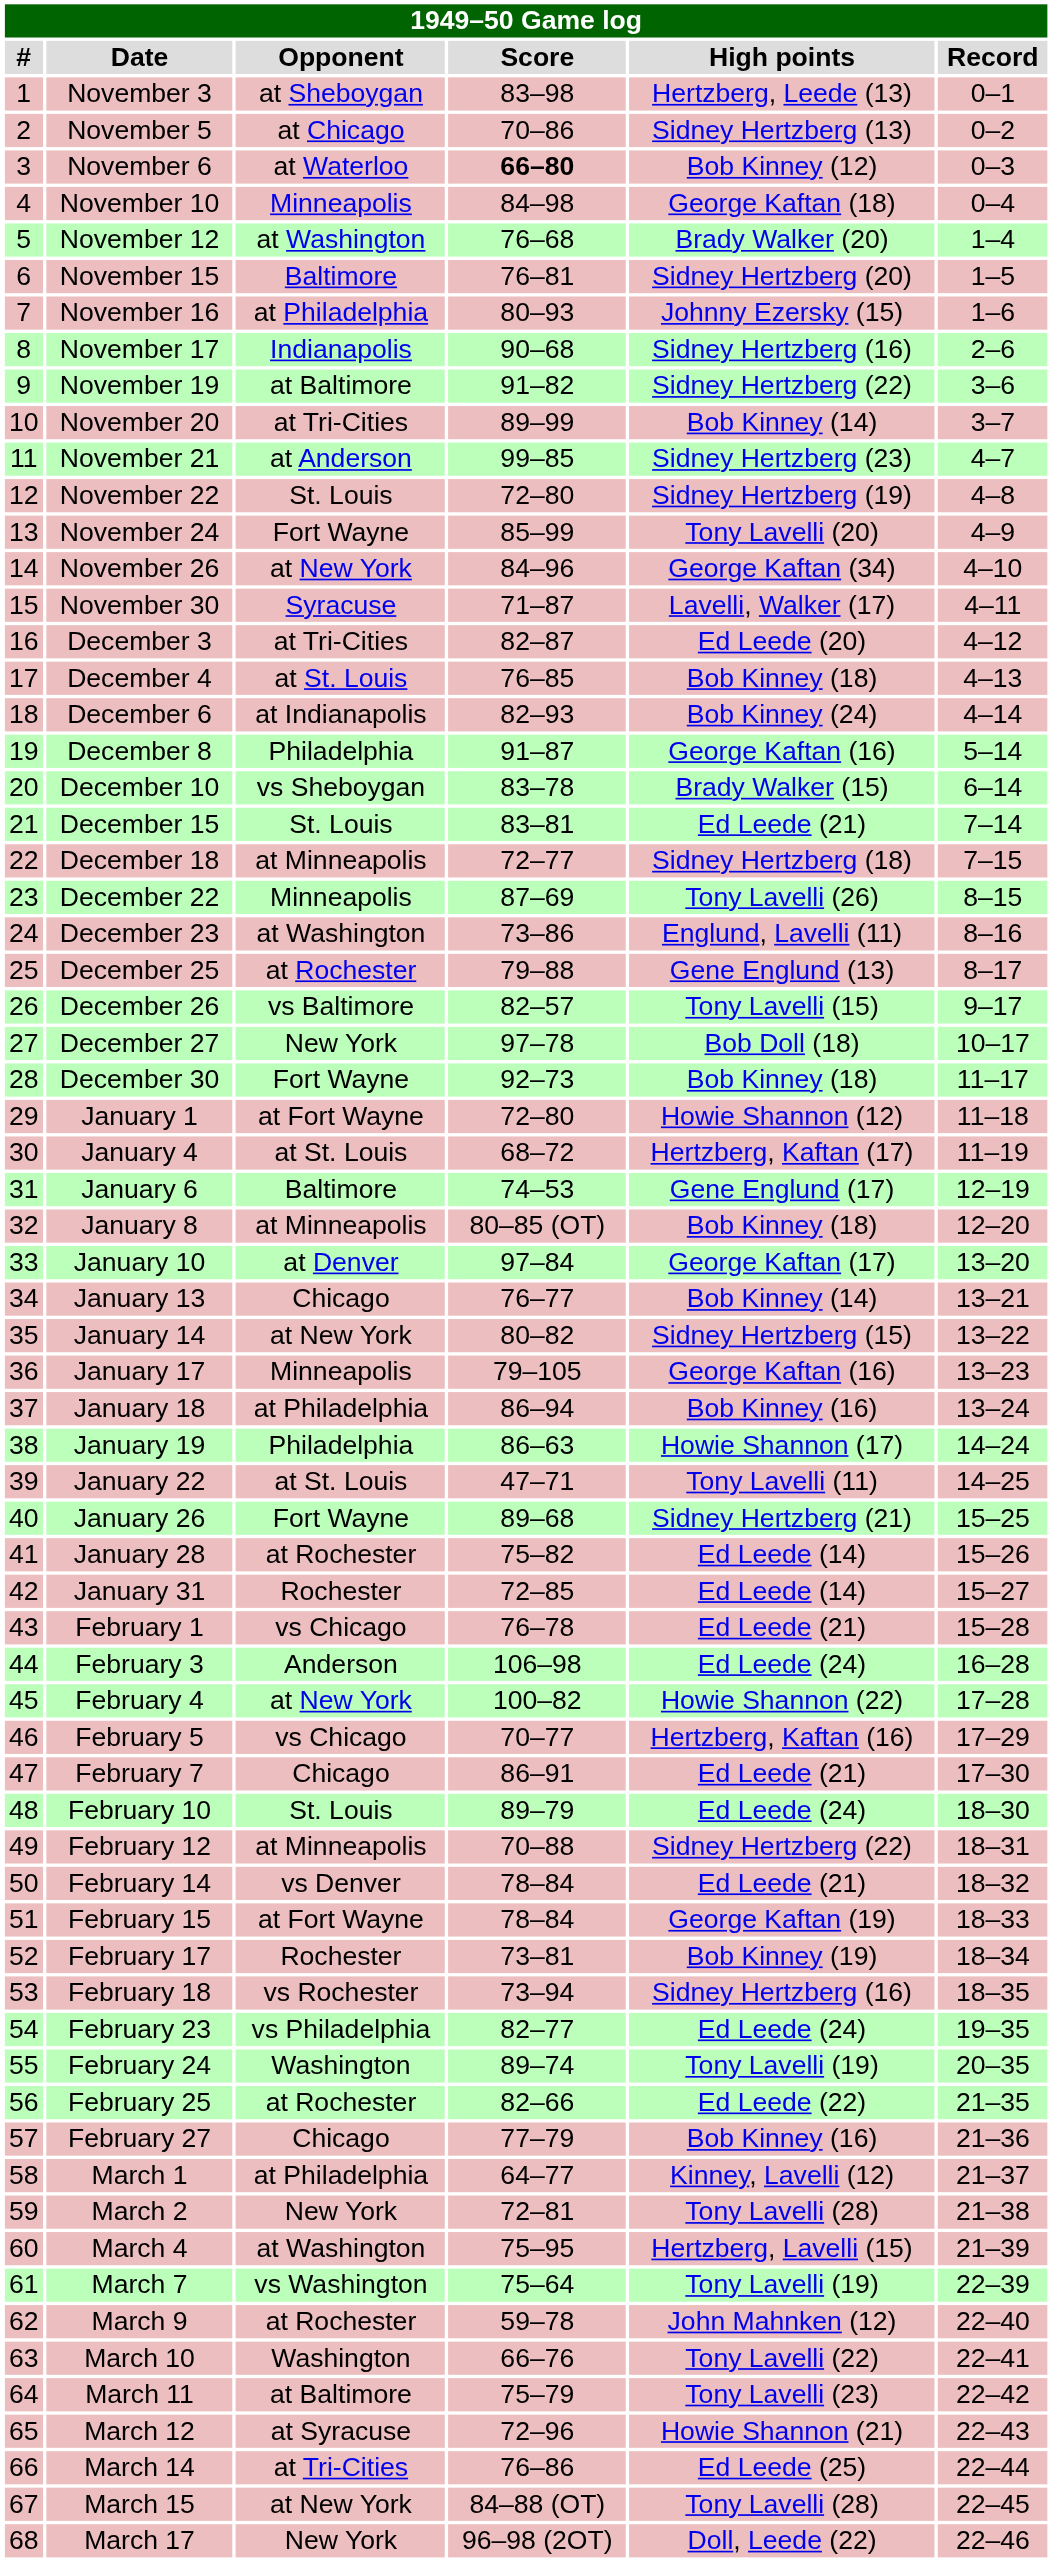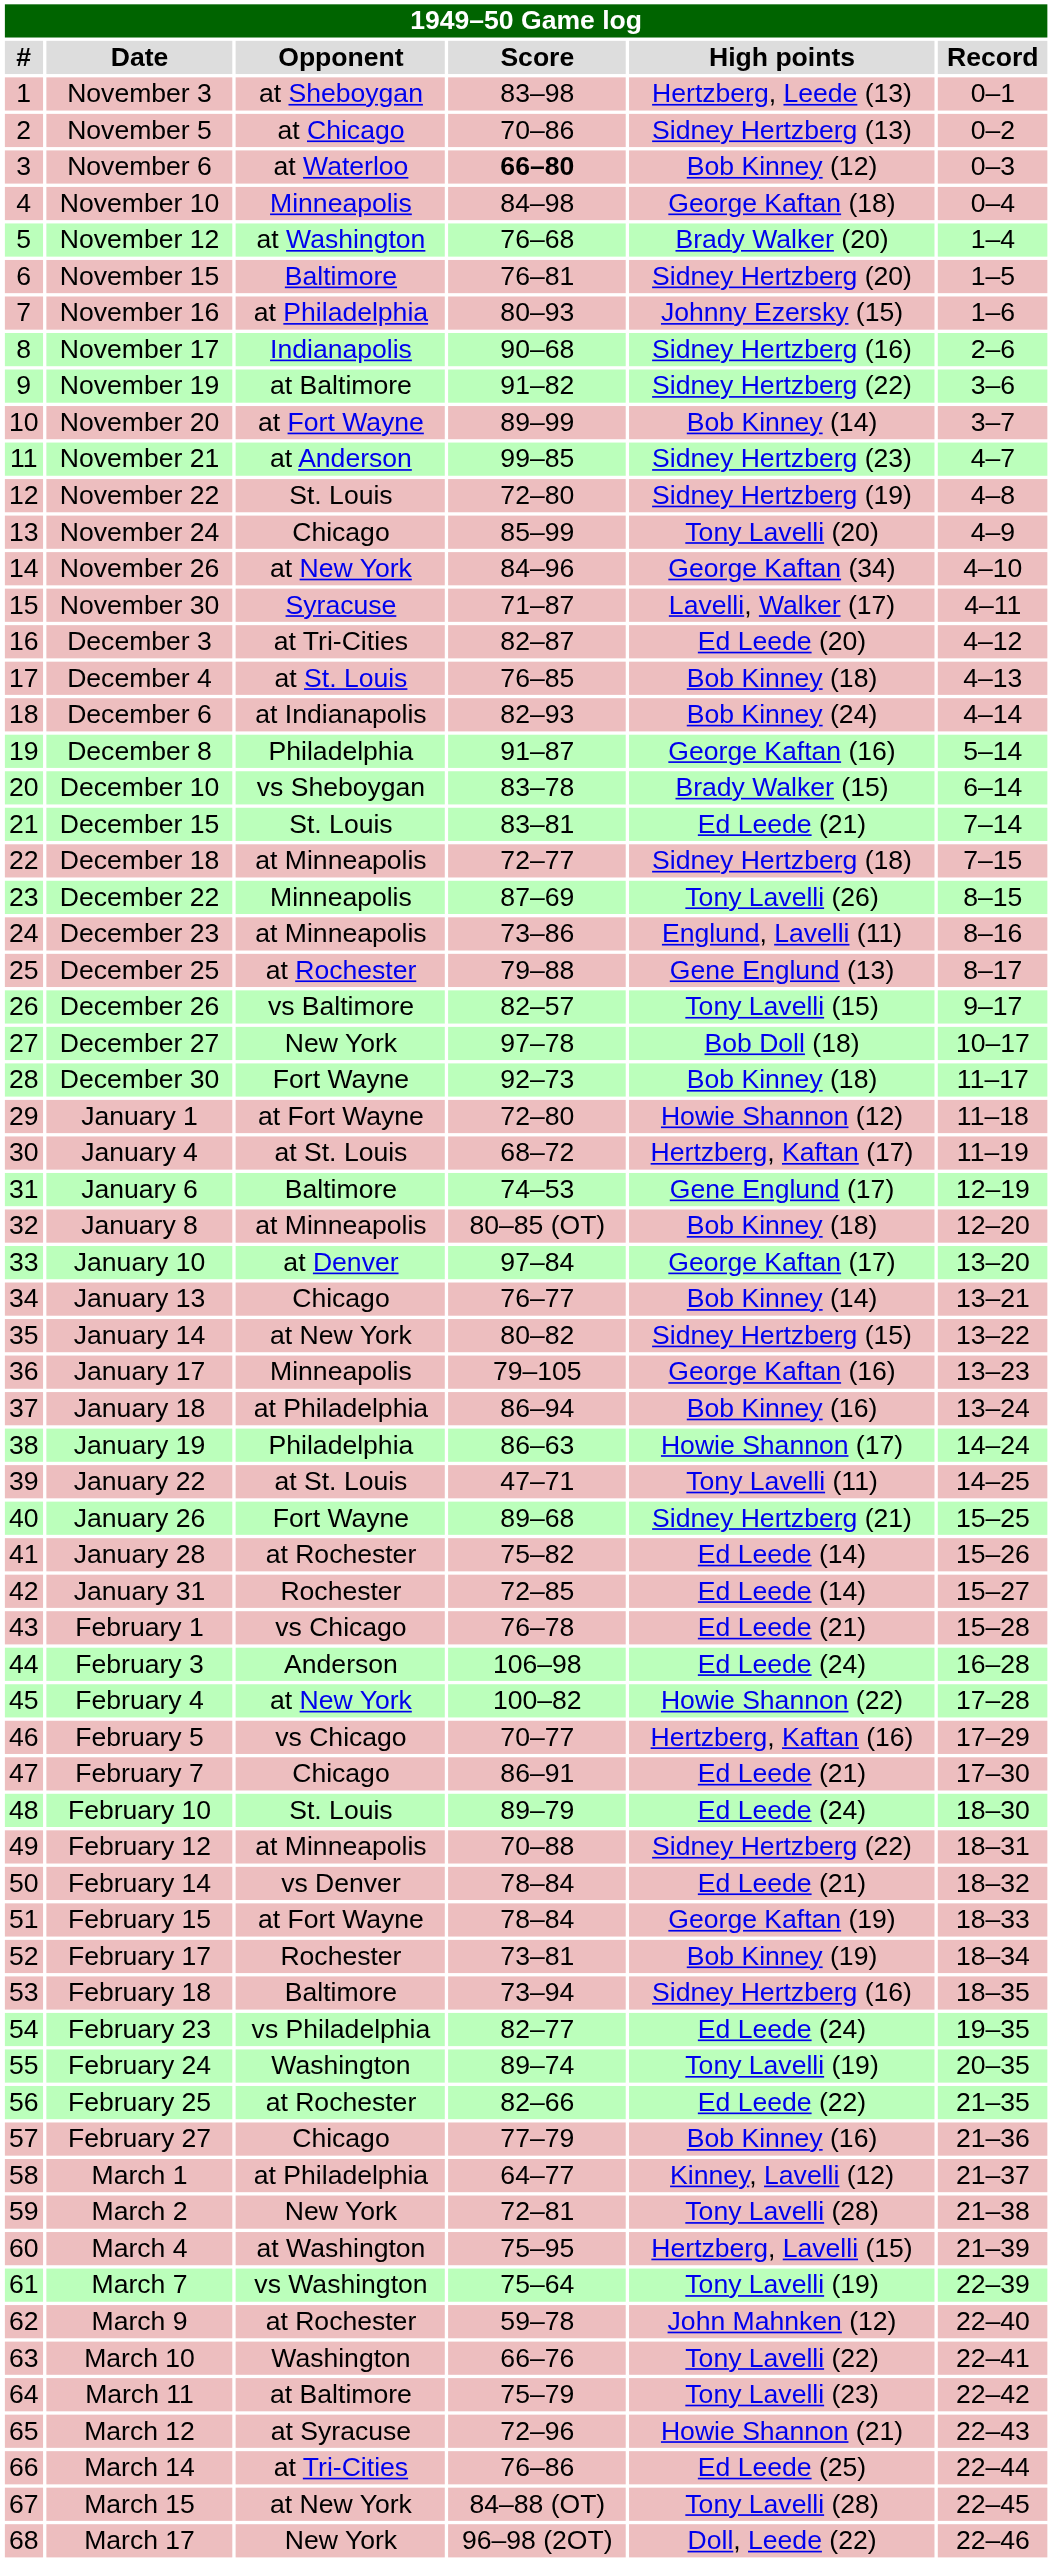(341, 422) at Tri-Cities -> (341, 422) at Fort Wayne
(341, 531) Fort Wayne -> (341, 531) Chicago
(341, 933) at Washington -> (341, 933) at Minneapolis
(341, 1992) vs Rochester -> (341, 1992) Baltimore
